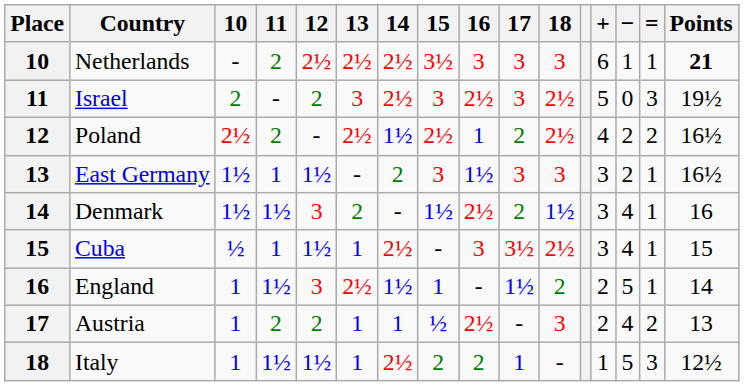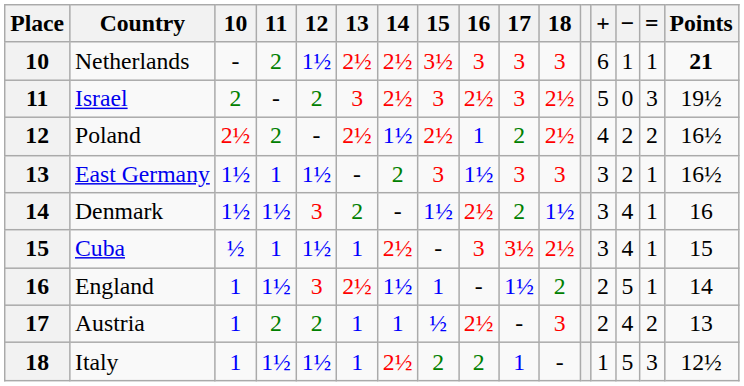(317, 60) 2½ -> (317, 60) 1½
